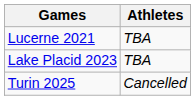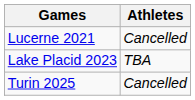(137, 38) TBA -> (155, 38) Cancelled
